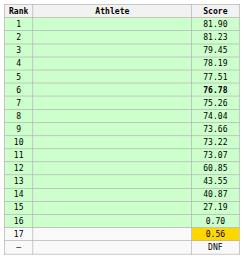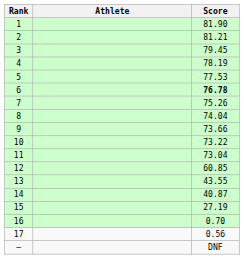(215, 37) 81.23 -> (215, 37) 81.21
(215, 77) 77.51 -> (215, 77) 77.53
(215, 155) 73.07 -> (215, 155) 73.04
(215, 234) gold background -> (215, 234) no background
